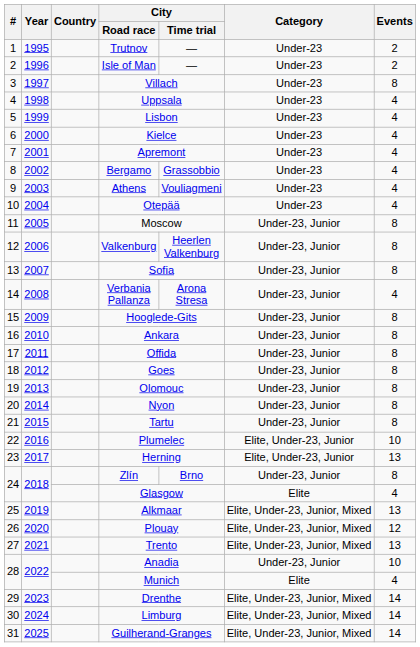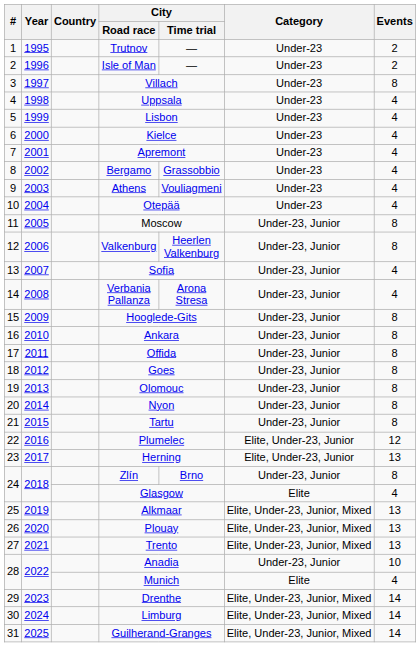(395, 270) 8 -> (395, 270) 4
(395, 440) 10 -> (395, 440) 12
(395, 528) 12 -> (395, 528) 13
